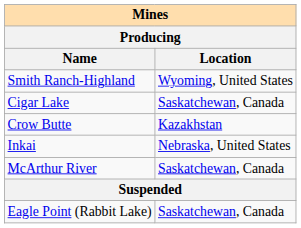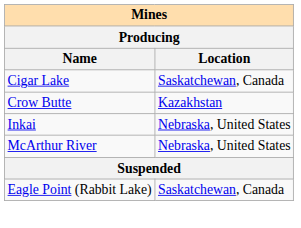- row: (71, 80)
(221, 168) Saskatchewan, Canada -> (224, 146) Nebraska, United States
